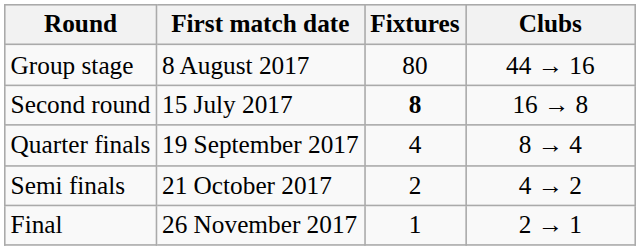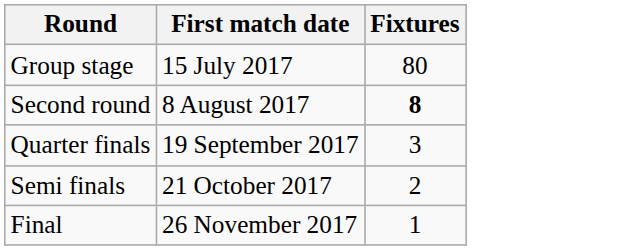- column: (550, 24)
(236, 64) 8 August 2017 -> (227, 64) 15 July 2017
(227, 104) 15 July 2017 -> (236, 104) 8 August 2017
(415, 144) 4 -> (415, 144) 3
